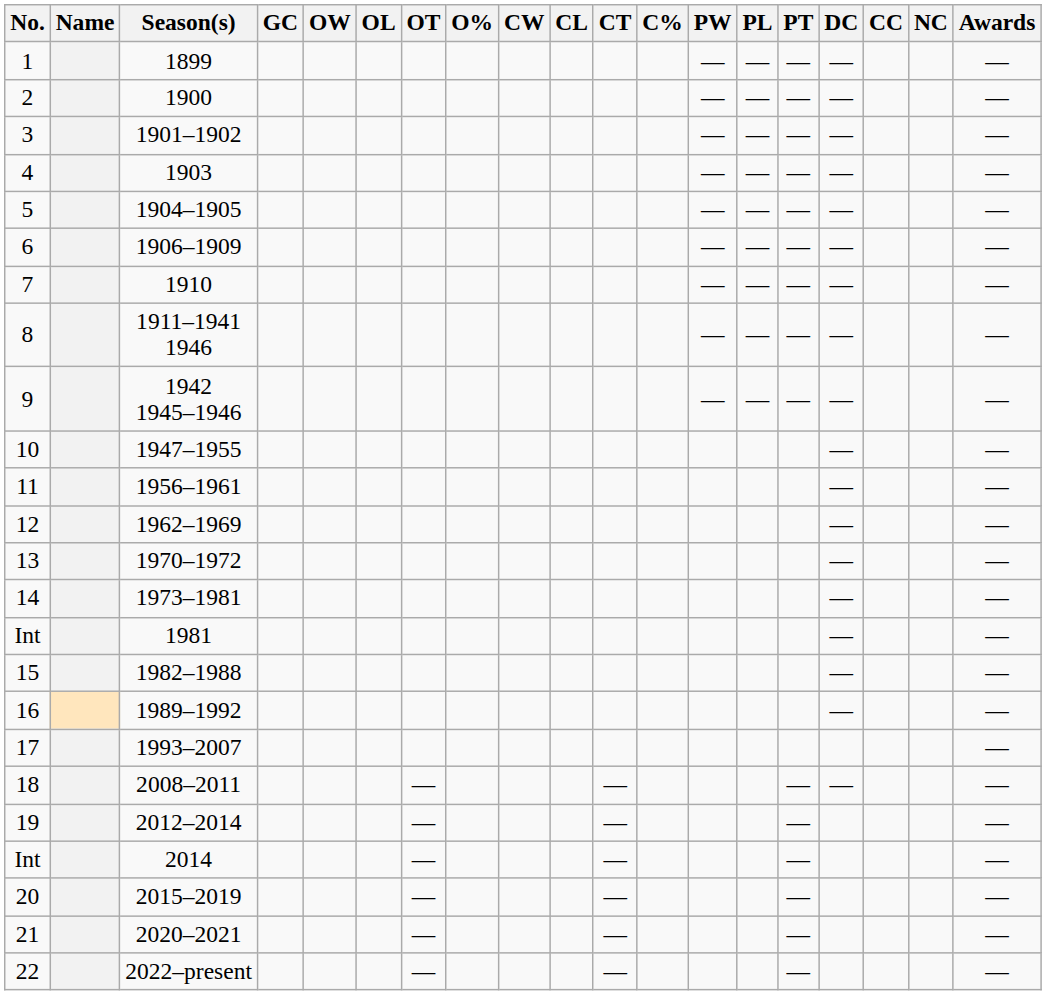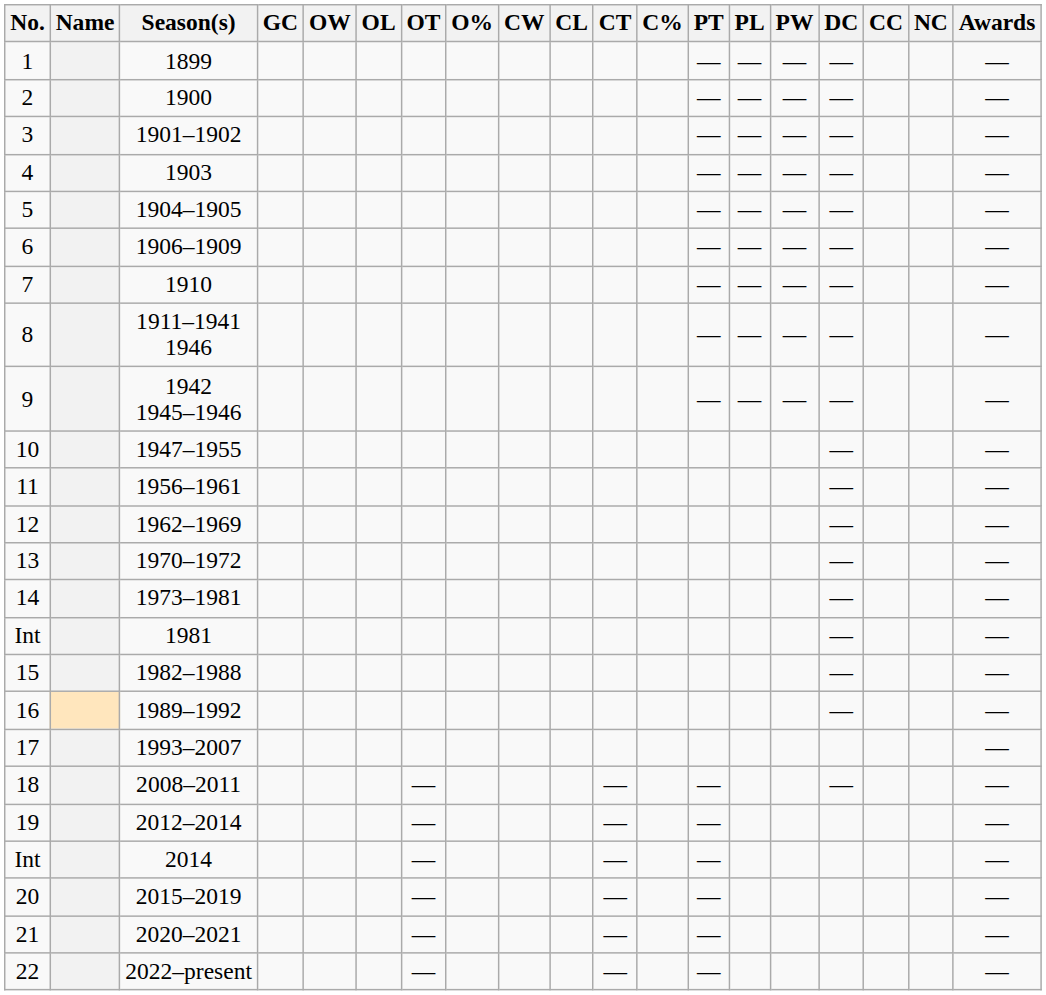columns swapped: (713, 23) <-> (798, 23)
